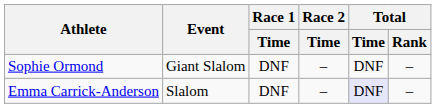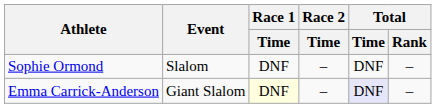(206, 66) Giant Slalom -> (187, 66) Slalom
(187, 91) Slalom -> (206, 91) Giant Slalom
(274, 91) no background -> (274, 91) lightyellow background
